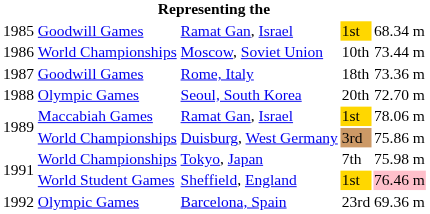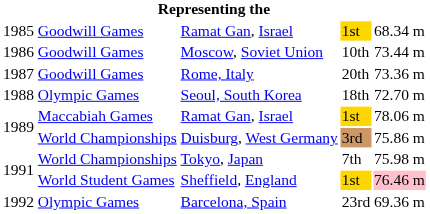(107, 52) World Championships -> (91, 52) Goodwill Games
(355, 73) 18th -> (355, 73) 20th
(355, 95) 20th -> (355, 95) 18th
